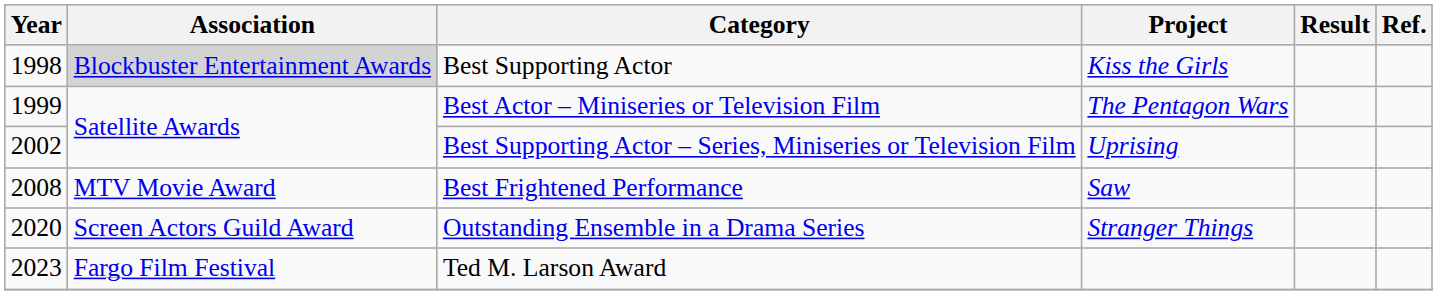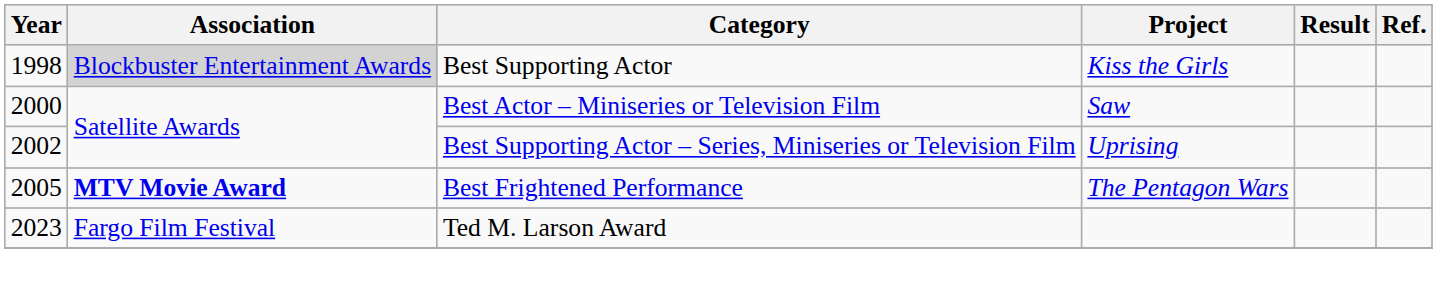(36, 106) 1999 -> (36, 106) 2000
(1188, 106) The Pentagon Wars -> (1109, 106) Saw
(36, 187) 2008 -> (36, 187) 2005
(175, 187) normal -> (180, 187) bold
(1109, 187) Saw -> (1188, 187) The Pentagon Wars
- row: (654, 227)
